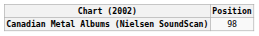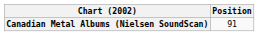(232, 24) 98 -> (232, 24) 91
